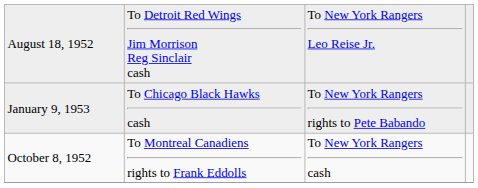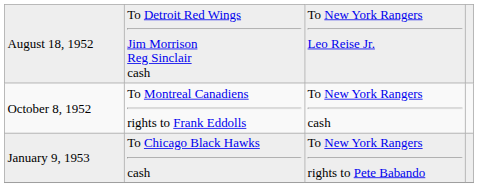rows swapped: (49, 157) <-> (49, 108)
